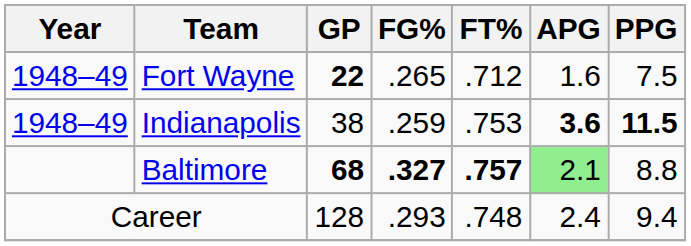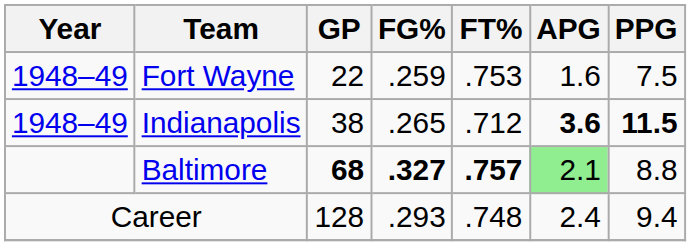(347, 76) bold -> (347, 76) normal
(417, 76) .265 -> (417, 76) .259
(493, 76) .712 -> (493, 76) .753
(417, 123) .259 -> (417, 123) .265
(493, 123) .753 -> (493, 123) .712
